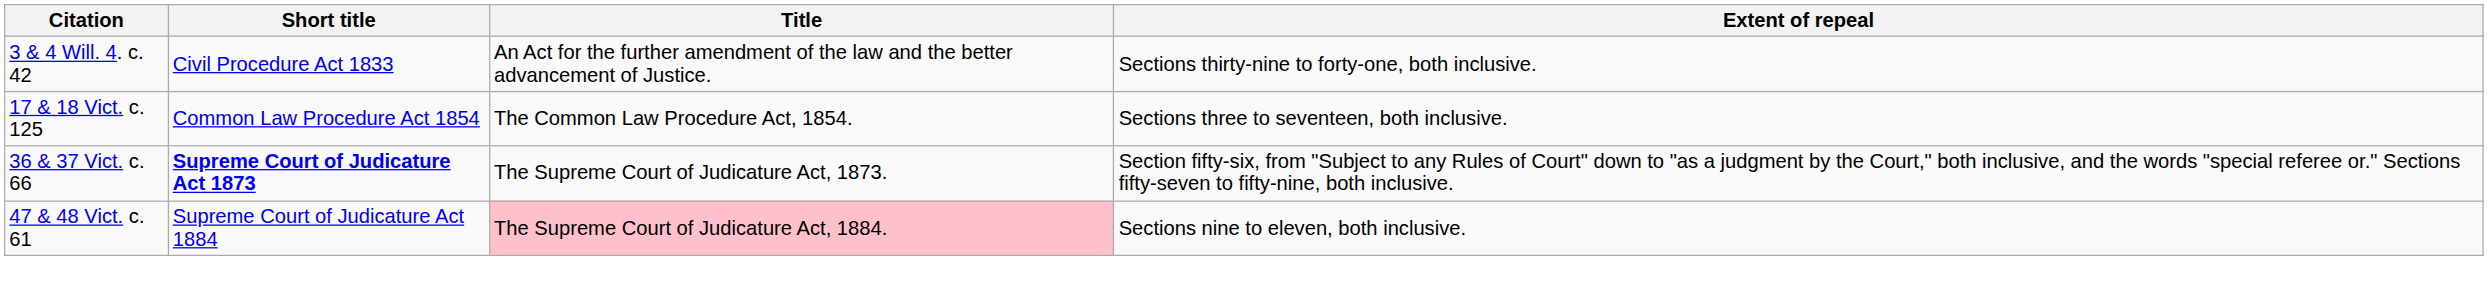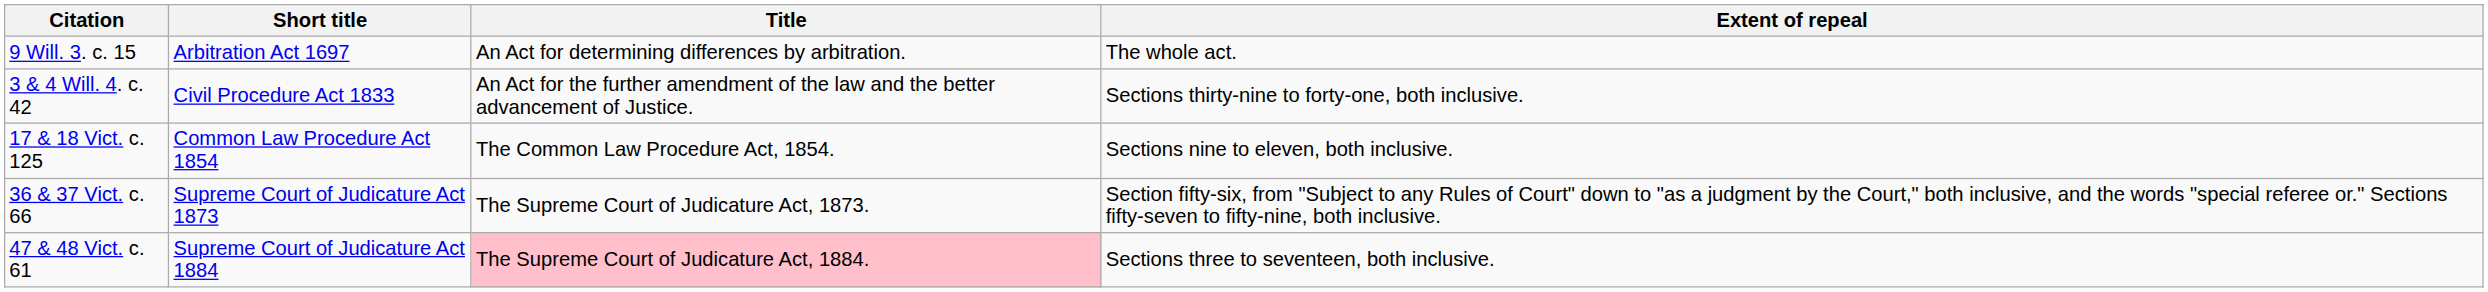+ row: (73, 52)
(1313, 118) Sections three to seventeen, both inclusive. -> (1279, 150) Sections nine to eleven, both inclusive.
(312, 173) bold -> (319, 205) normal
(1292, 227) Sections nine to eleven, both inclusive. -> (1300, 259) Sections three to seventeen, both inclusive.
